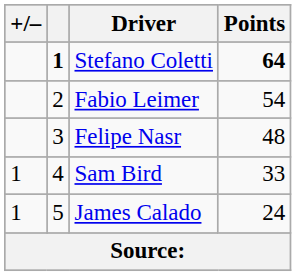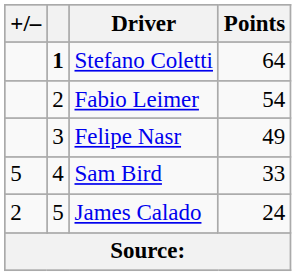(274, 60) bold -> (274, 60) normal
(274, 136) 48 -> (274, 136) 49
(16, 174) 1 -> (16, 174) 5
(16, 212) 1 -> (16, 212) 2
